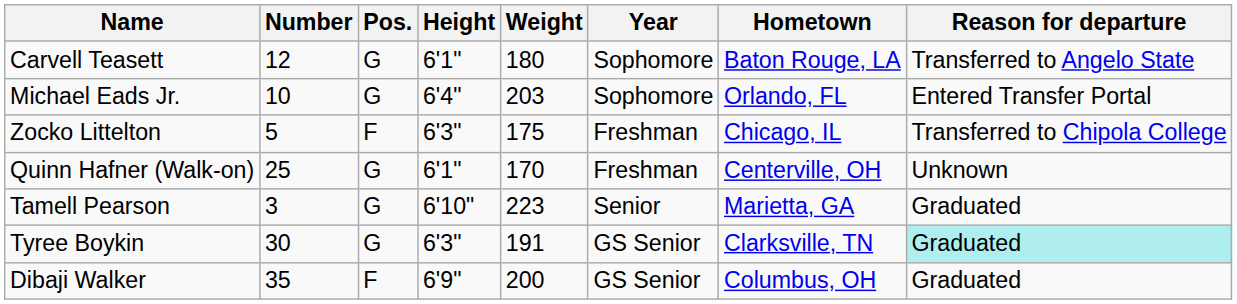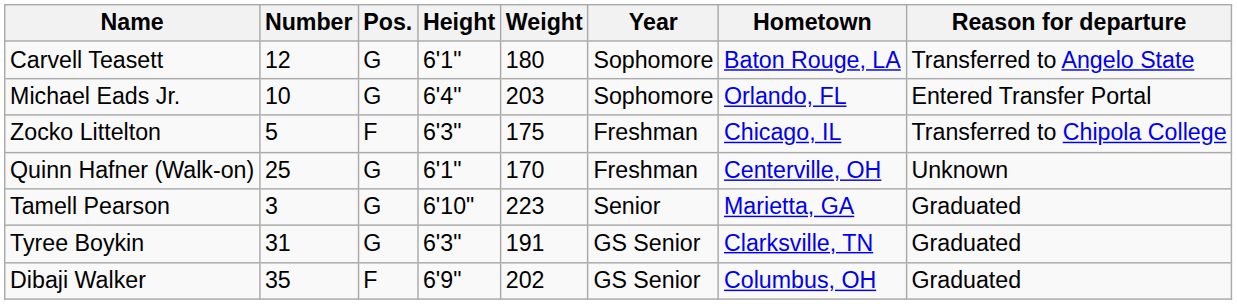(278, 243) 30 -> (278, 243) 31
(966, 243) paleturquoise background -> (966, 243) no background
(525, 280) 200 -> (525, 280) 202
